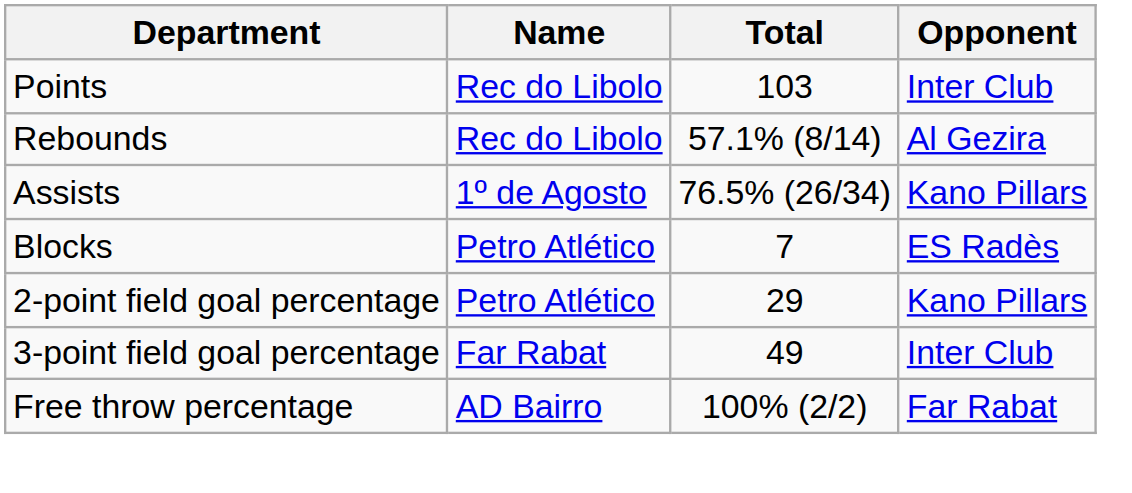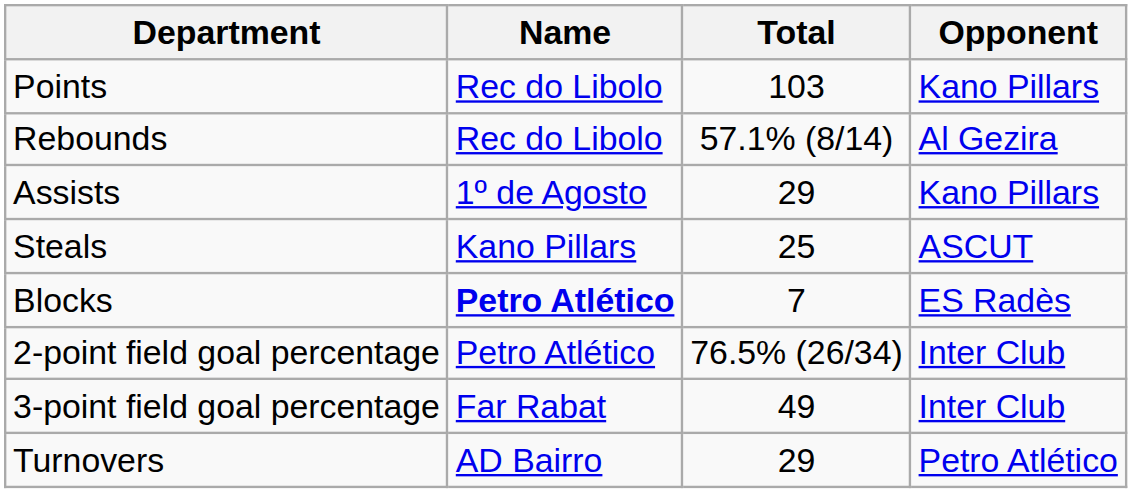(980, 86) Inter Club -> (1009, 86) Kano Pillars
(785, 193) 76.5% (26/34) -> (796, 193) 29
+ row: (60, 246)
(555, 246) normal -> (565, 300) bold
(785, 300) 29 -> (797, 353) 76.5% (26/34)
(997, 300) Kano Pillars -> (992, 353) Inter Club
- row: (183, 407)
+ row: (89, 460)
